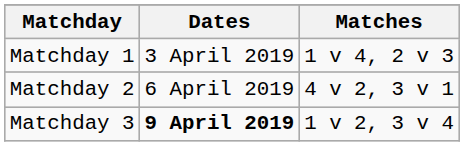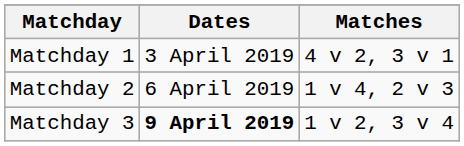(379, 56) 1 v 4, 2 v 3 -> (379, 56) 4 v 2, 3 v 1
(379, 90) 4 v 2, 3 v 1 -> (379, 90) 1 v 4, 2 v 3
